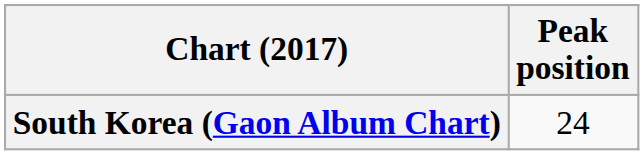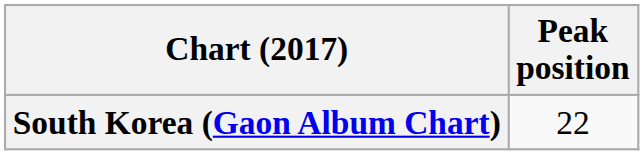(573, 121) 24 -> (573, 121) 22
